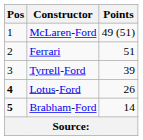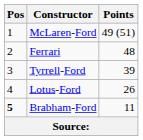(129, 51) 51 -> (129, 51) 48
(10, 89) bold -> (10, 89) normal
(129, 108) 14 -> (130, 108) 11
